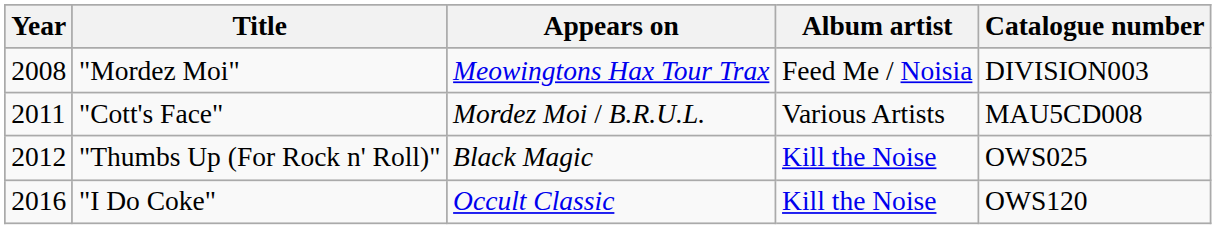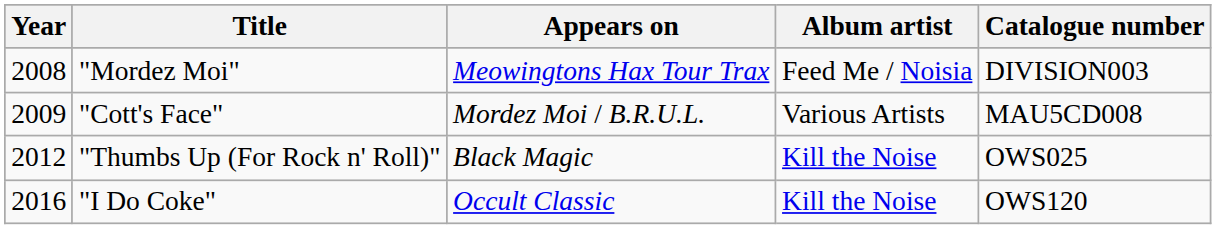(38, 113) 2011 -> (39, 113) 2009
